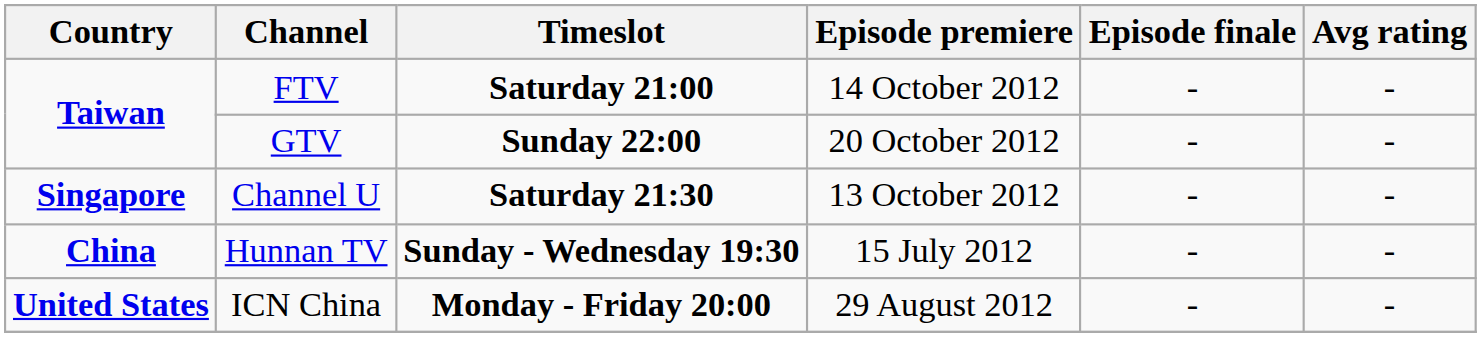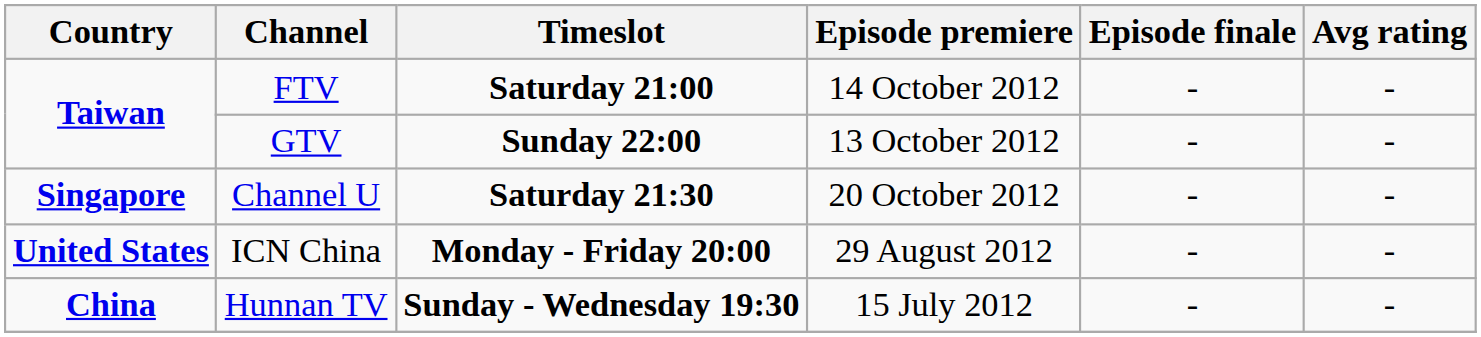(944, 140) 20 October 2012 -> (944, 140) 13 October 2012
(944, 195) 13 October 2012 -> (944, 195) 20 October 2012
rows swapped: (306, 250) <-> (306, 304)
